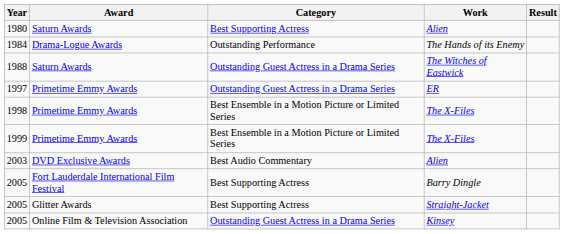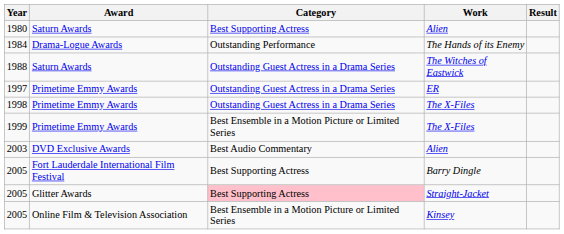(305, 111) Best Ensemble in a Motion Picture or Limited Series -> (303, 105) Outstanding Guest Actress in a Drama Series
(260, 204) no background -> (260, 193) pink background
(303, 221) Outstanding Guest Actress in a Drama Series -> (305, 215) Best Ensemble in a Motion Picture or Limited Series
